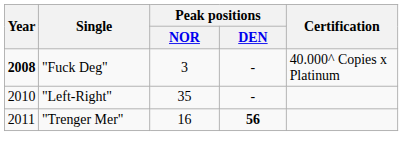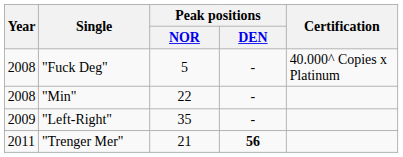(22, 67) bold -> (22, 67) normal
(184, 67) 3 -> (184, 67) 5
+ row: (59, 97)
(22, 97) 2010 -> (22, 119) 2009
(184, 119) 16 -> (184, 141) 21
